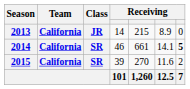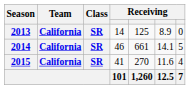(97, 31) JR -> (97, 31) SR
(142, 31) 215 -> (142, 31) 125
(181, 46) bold -> (181, 46) normal
(119, 62) 39 -> (119, 62) 41
(181, 62) 2 -> (181, 62) 4
